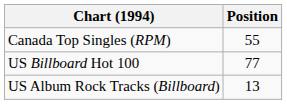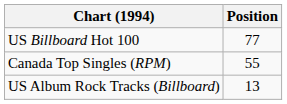rows swapped: (89, 39) <-> (74, 63)
